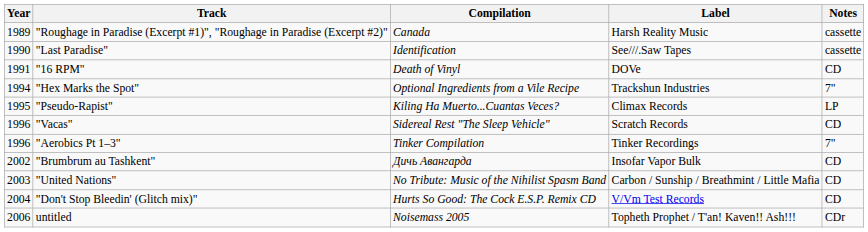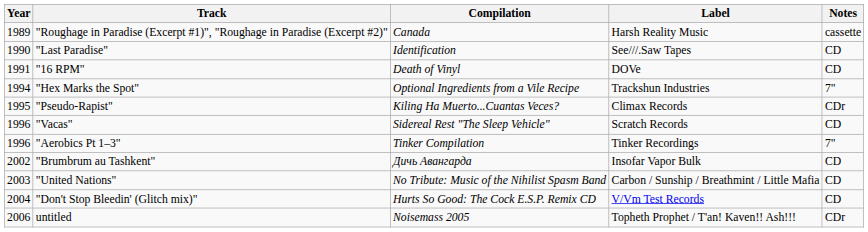(843, 50) cassette -> (833, 50) CD
(832, 106) LP -> (835, 106) CDr
